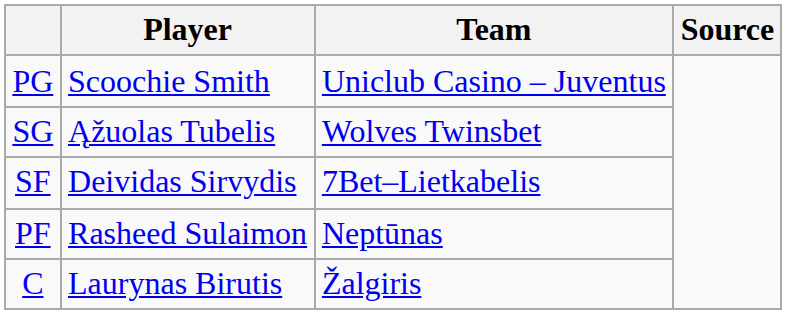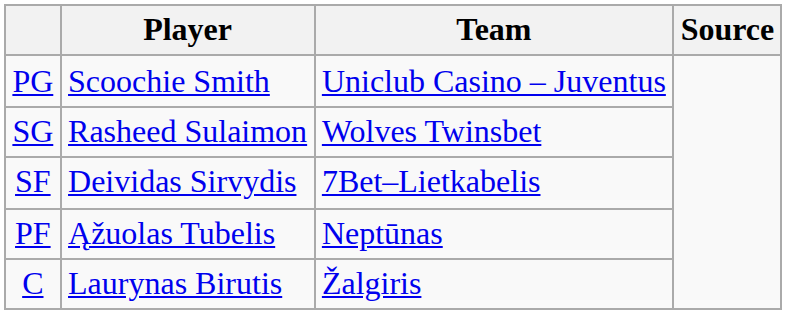(172, 131) Ąžuolas Tubelis -> (188, 131) Rasheed Sulaimon
(188, 232) Rasheed Sulaimon -> (172, 232) Ąžuolas Tubelis
